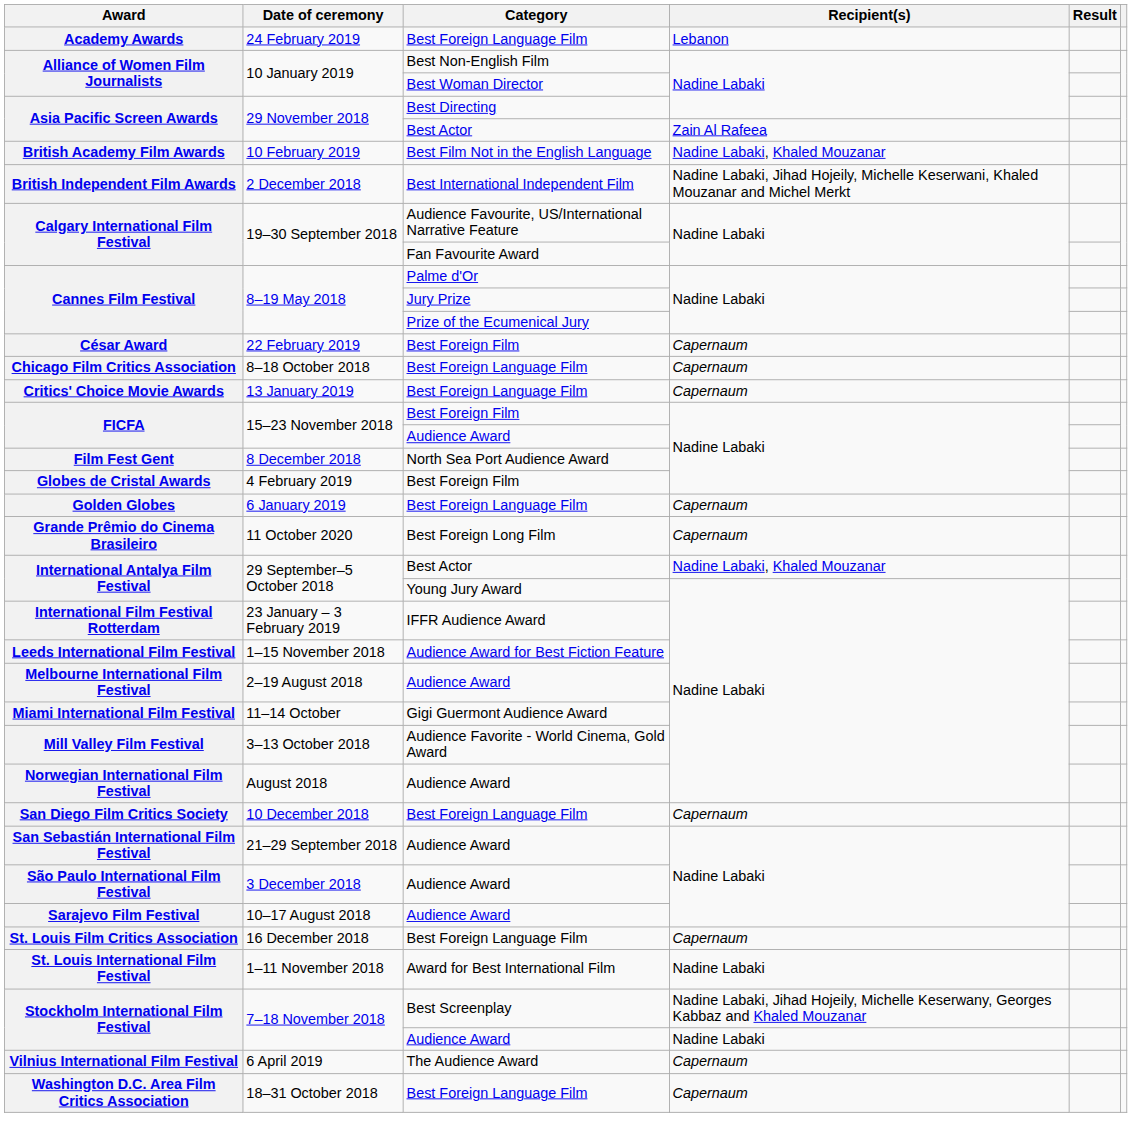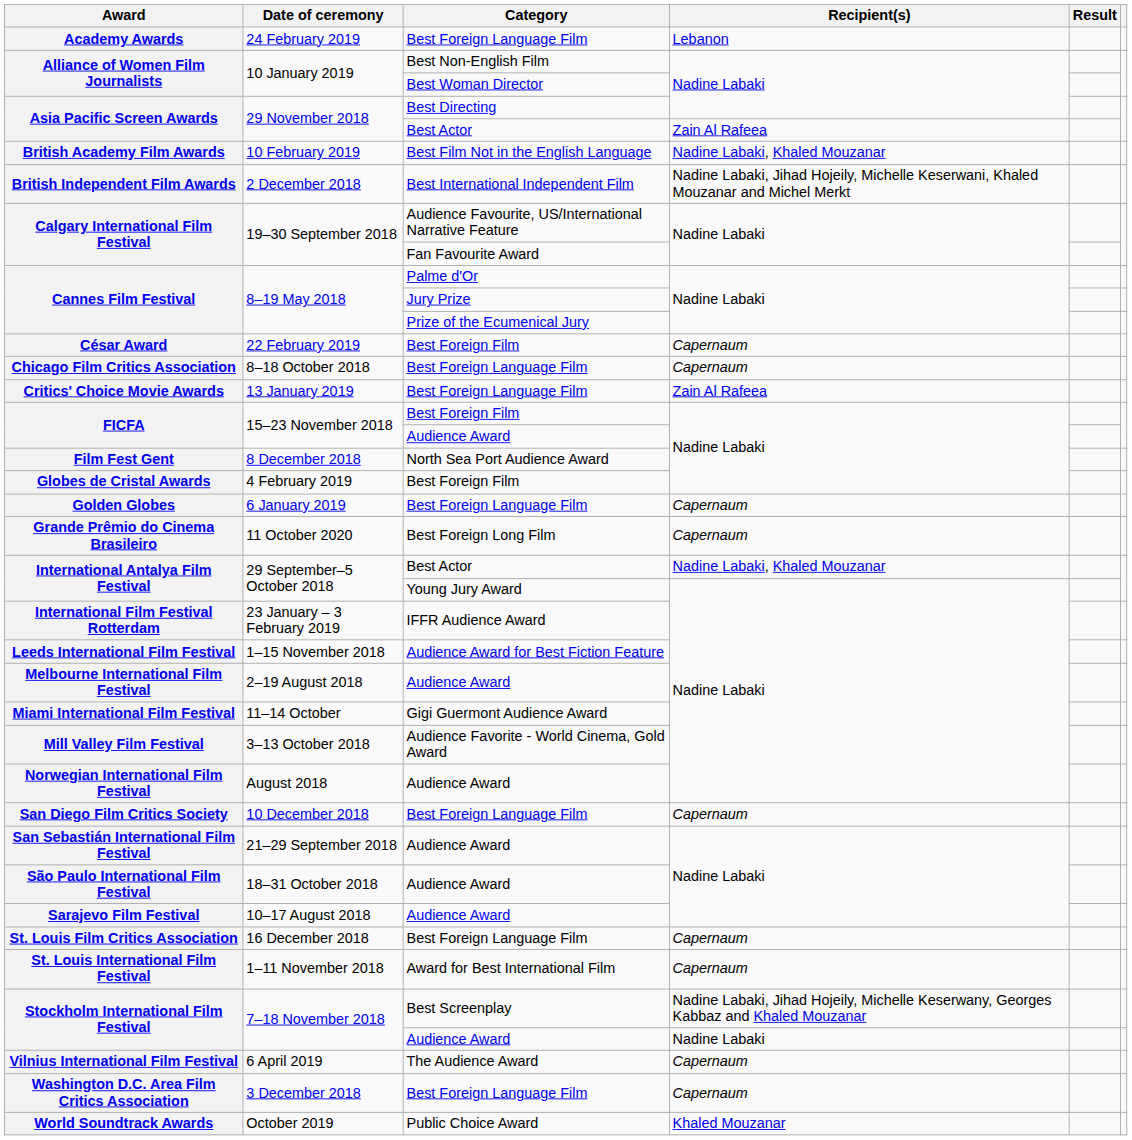(710, 390) Capernaum -> (720, 390) Zain Al Rafeea
(304, 884) 3 December 2018 -> (312, 884) 18–31 October 2018
(719, 969) Nadine Labaki -> (710, 969) Capernaum
(312, 1092) 18–31 October 2018 -> (304, 1092) 3 December 2018
+ row: (124, 1123)
